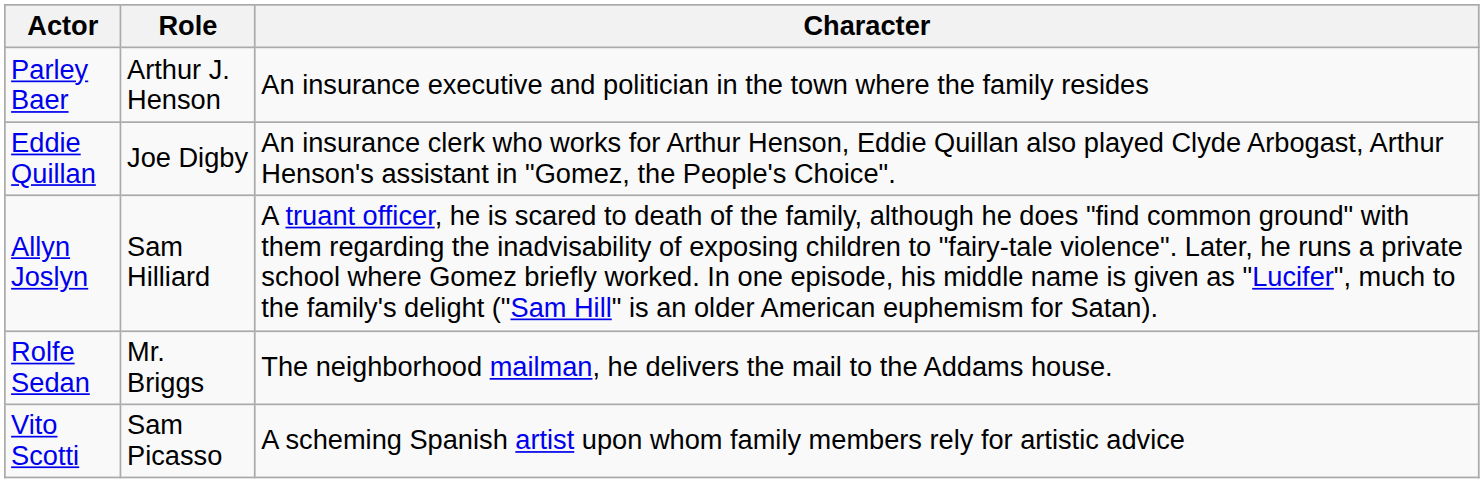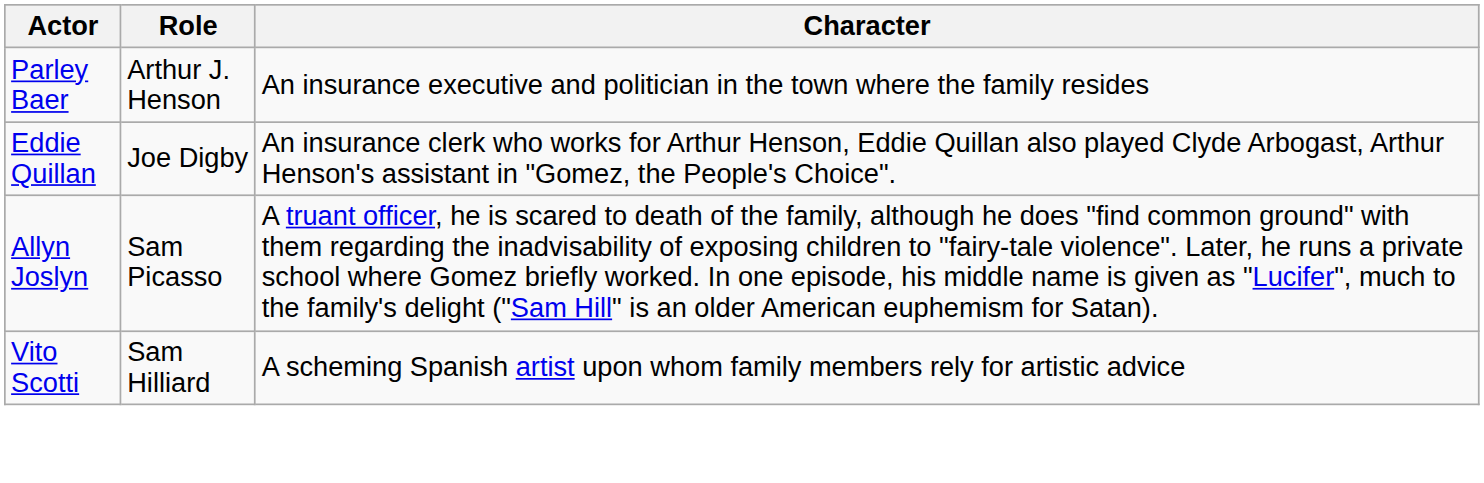(169, 262) Sam Hilliard -> (175, 262) Sam Picasso
- row: (50, 366)
(175, 440) Sam Picasso -> (169, 366) Sam Hilliard
